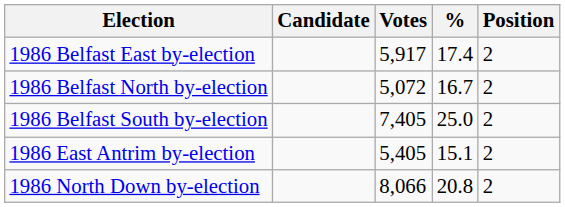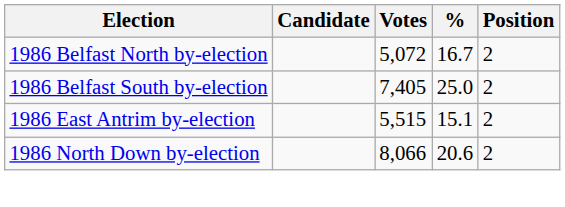- row: (132, 53)
(403, 152) 5,405 -> (403, 119) 5,515
(455, 185) 20.8 -> (455, 152) 20.6
